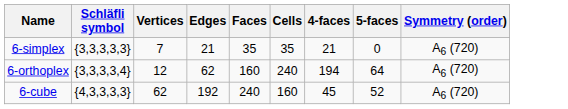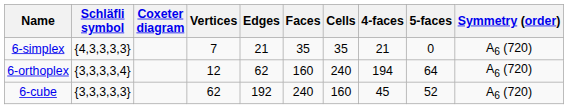+ column: (160, 21)
(103, 48) {3,3,3,3,3} -> (103, 48) {4,3,3,3,3}
(103, 92) {4,3,3,3,3} -> (103, 92) {3,3,3,3,3}
